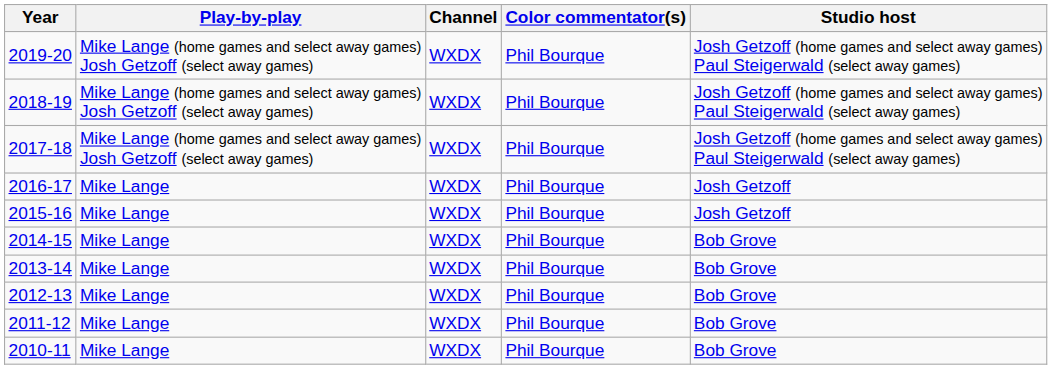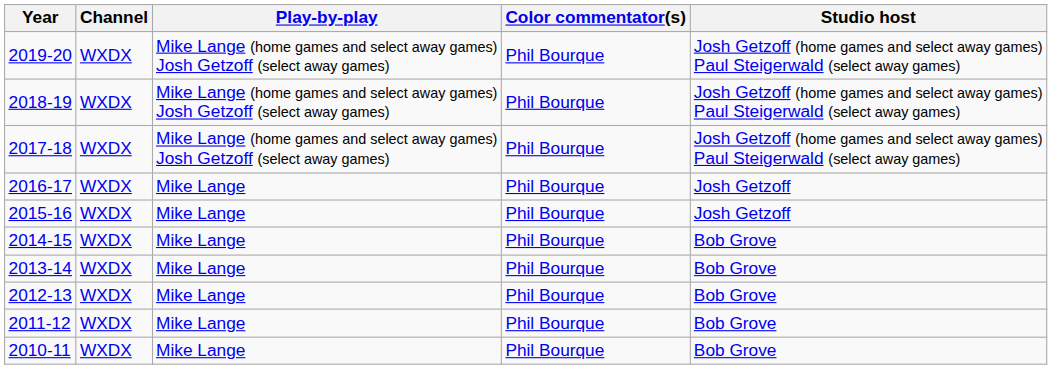columns swapped: (463, 18) <-> (251, 18)
